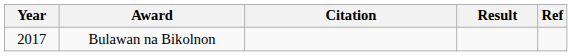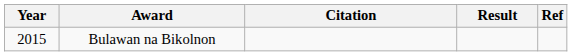(32, 39) 2017 -> (32, 39) 2015
